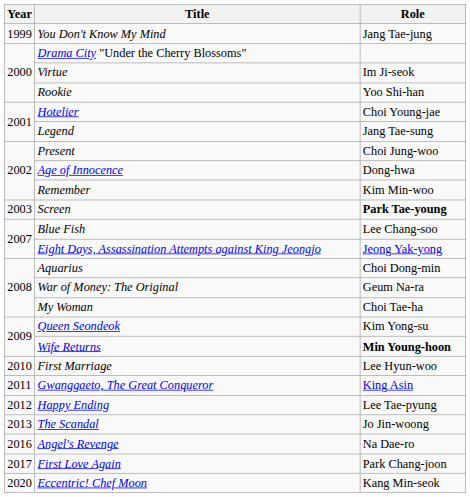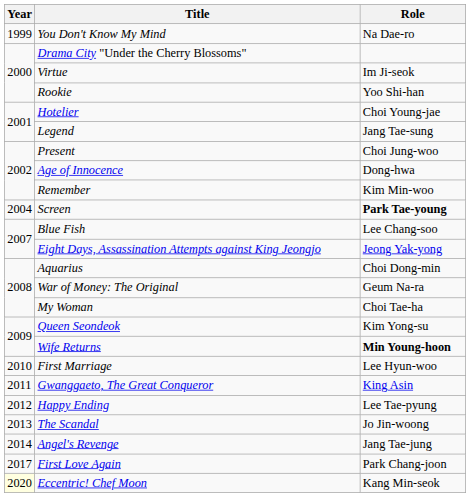(397, 33) Jang Tae-jung -> (389, 33) Na Dae-ro
(20, 209) 2003 -> (20, 209) 2004
(20, 444) 2016 -> (20, 444) 2014
(389, 444) Na Dae-ro -> (397, 444) Jang Tae-jung
(20, 483) no background -> (20, 483) lightyellow background
